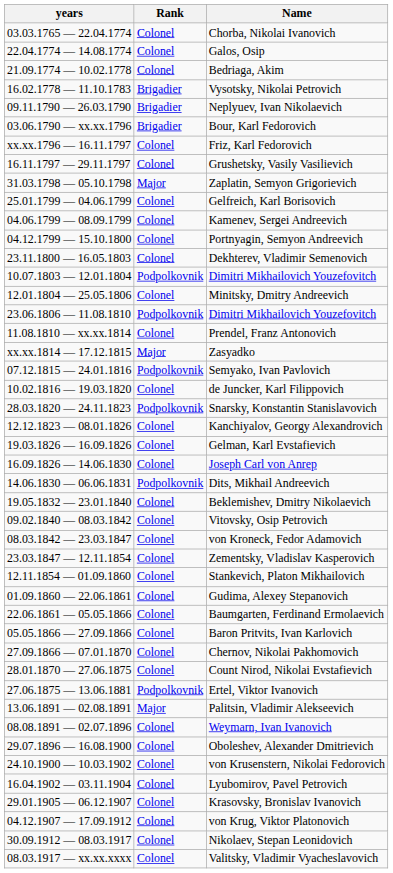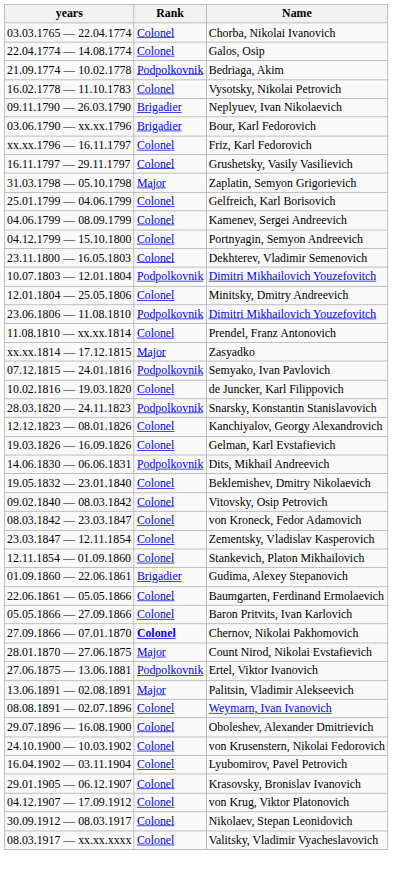(156, 70) Colonel -> (170, 70) Podpolkovnik
(159, 88) Brigadier -> (156, 88) Colonel
- row: (69, 464)
(156, 595) Colonel -> (159, 577) Brigadier
(156, 652) normal -> (156, 633) bold
(156, 671) Colonel -> (151, 652) Major
